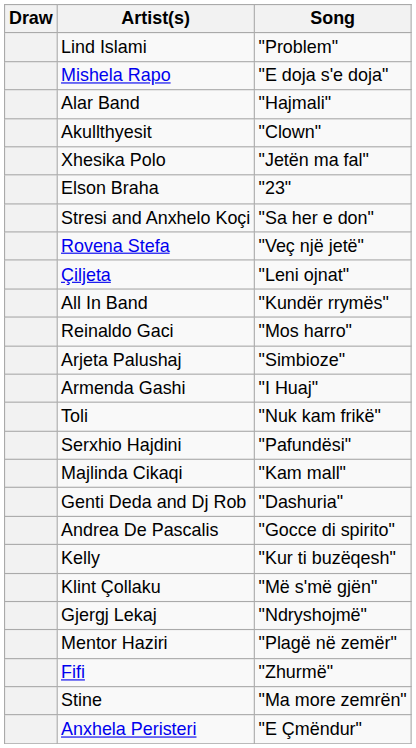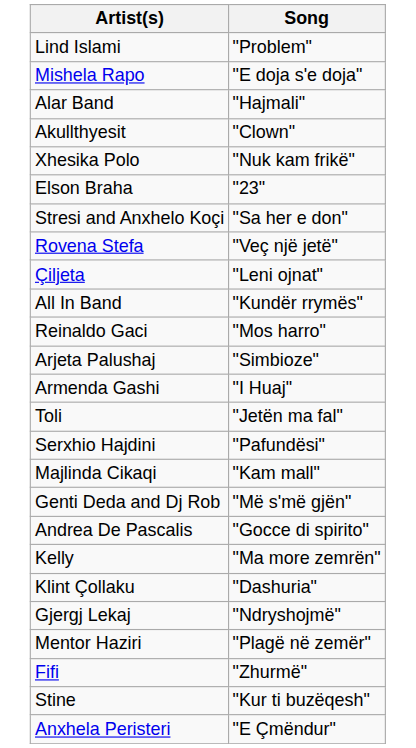- column: (31, 18)
(314, 160) "Jetën ma fal" -> (294, 160) "Nuk kam frikë"
(320, 416) "Nuk kam frikë" -> (288, 416) "Jetën ma fal"
(301, 501) "Dashuria" -> (292, 501) "Më s'më gjën"
(327, 558) "Kur ti buzëqesh" -> (307, 558) "Ma more zemrën"
(318, 587) "Më s'më gjën" -> (275, 587) "Dashuria"
(333, 700) "Ma more zemrën" -> (301, 700) "Kur ti buzëqesh"
